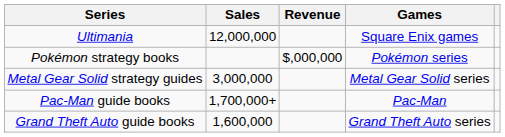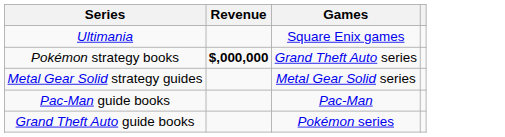- column: (243, 15)
(312, 57) normal -> (239, 57) bold
(420, 57) Pokémon series -> (346, 57) Grand Theft Auto series
(420, 121) Grand Theft Auto series -> (346, 121) Pokémon series
